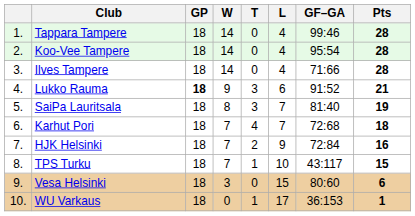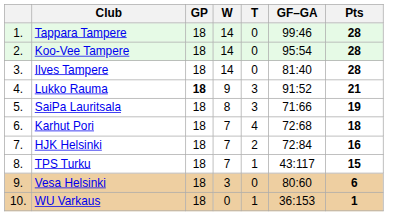- column: (282, 13)
(325, 70) 71:66 -> (297, 70) 81:40
(325, 107) 81:40 -> (297, 107) 71:66
